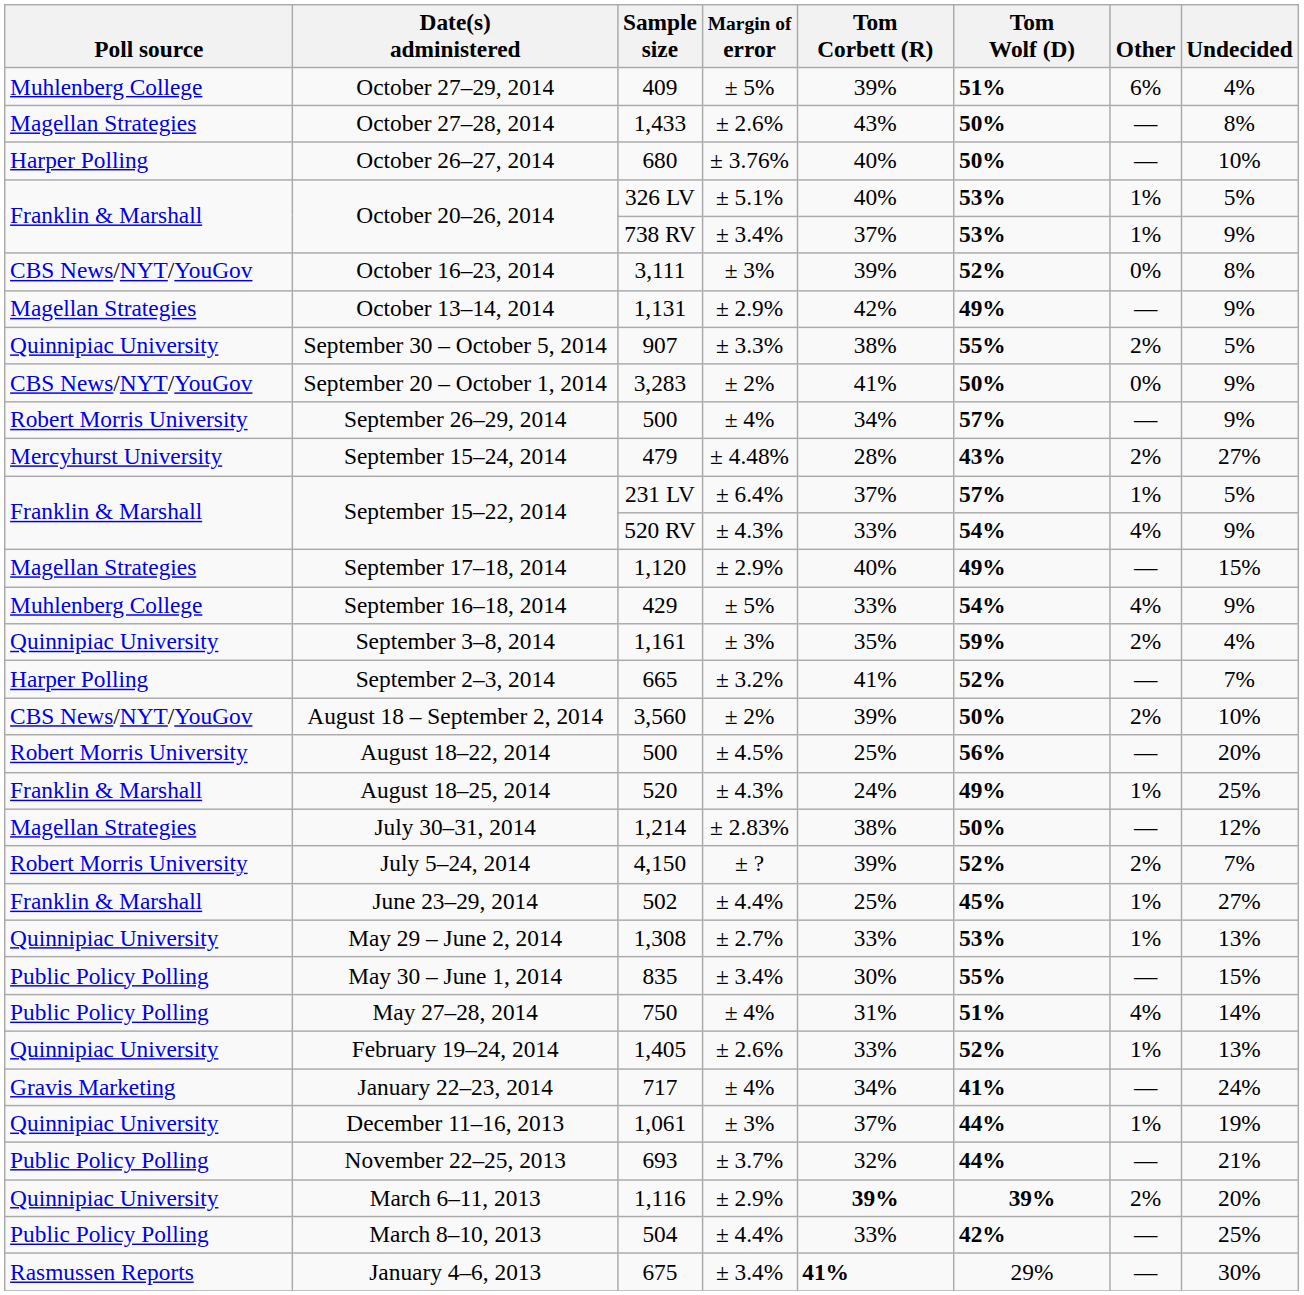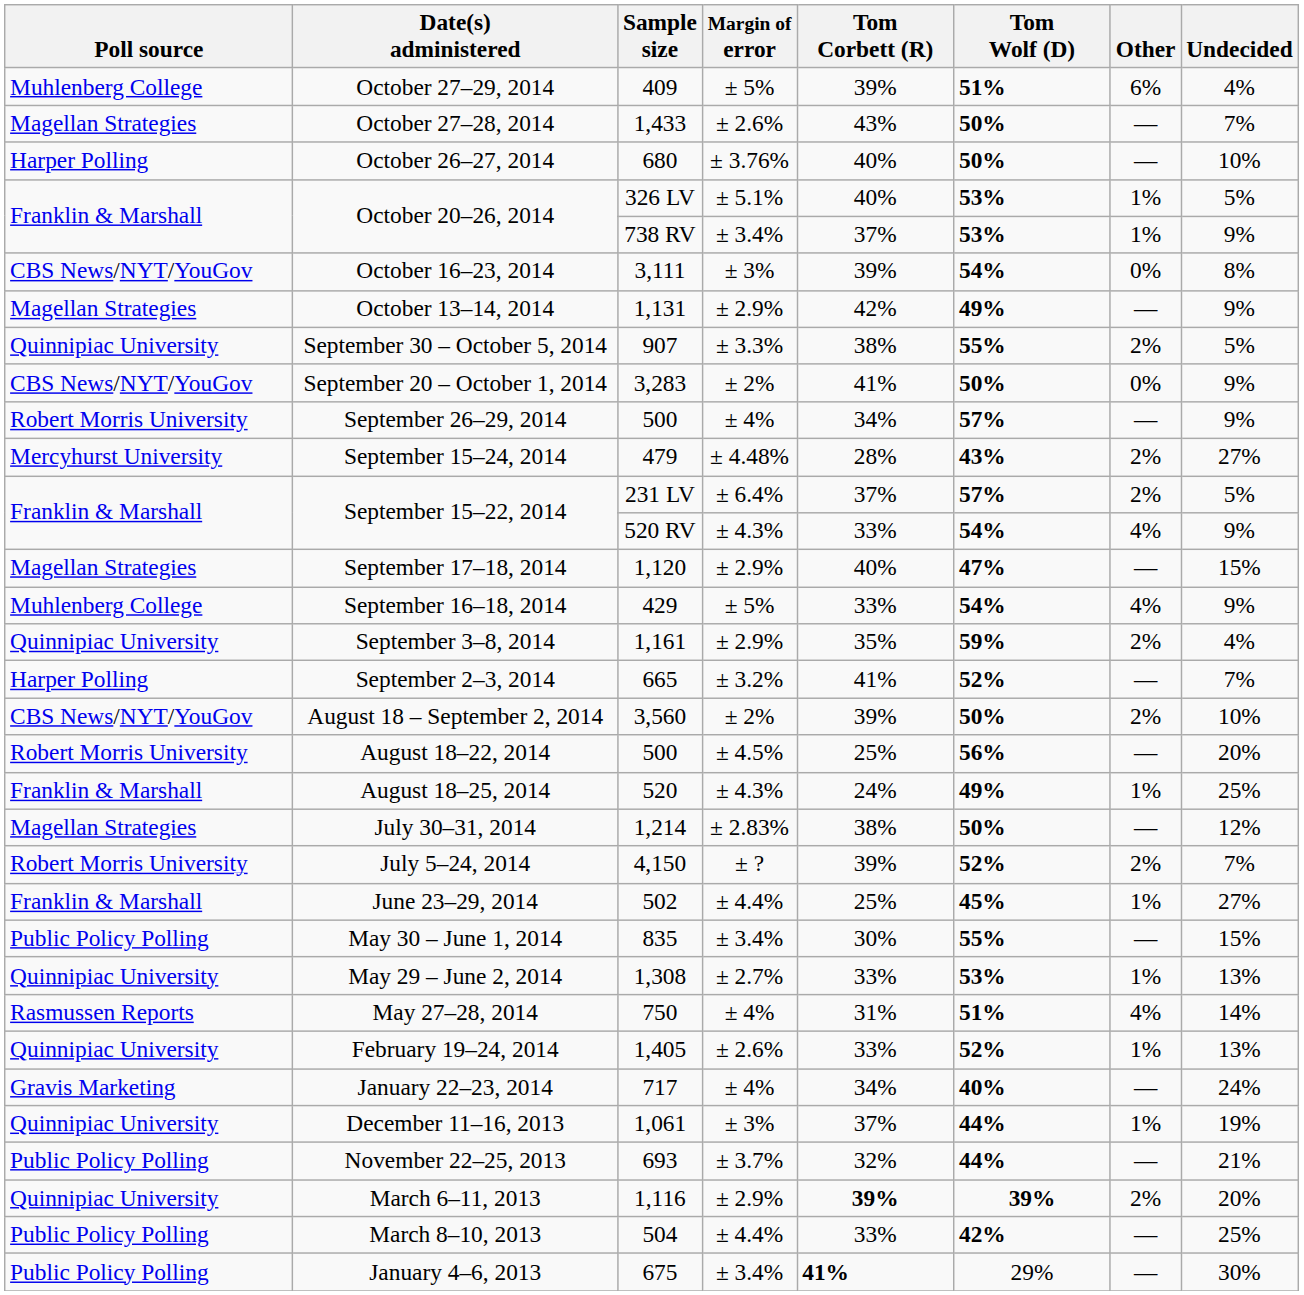(1239, 123) 8% -> (1239, 123) 7%
(982, 271) 52% -> (982, 271) 54%
(1146, 493) 1% -> (1146, 493) 2%
(982, 567) 49% -> (982, 567) 47%
(750, 642) ± 3% -> (750, 642) ± 2.9%
rows swapped: (455, 938) <-> (455, 975)
(109, 1012) Public Policy Polling -> (102, 1012) Rasmussen Reports
(982, 1086) 41% -> (982, 1086) 40%
(102, 1271) Rasmussen Reports -> (109, 1271) Public Policy Polling
